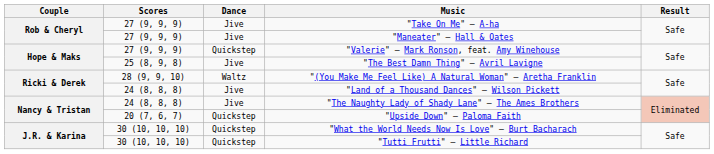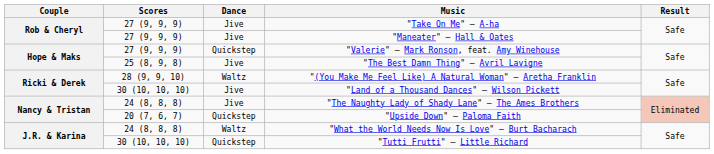(153, 90) 24 (8, 8, 8) -> (153, 90) 30 (10, 10, 10)
(153, 129) 30 (10, 10, 10) -> (153, 129) 24 (8, 8, 8)
(234, 129) Quickstep -> (234, 129) Waltz
